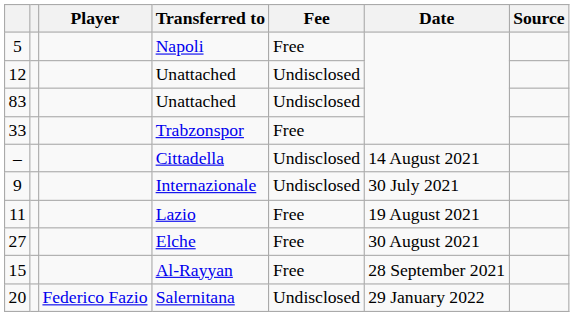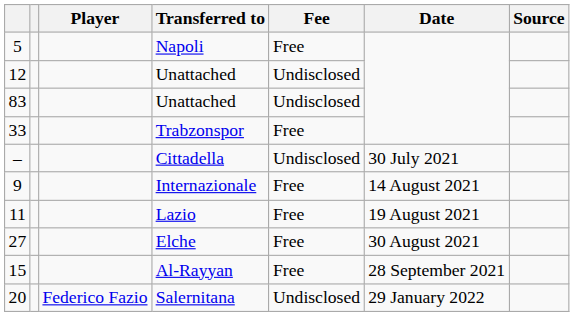(424, 158) 14 August 2021 -> (414, 158) 30 July 2021
(317, 185) Undisclosed -> (289, 185) Free
(414, 185) 30 July 2021 -> (424, 185) 14 August 2021
